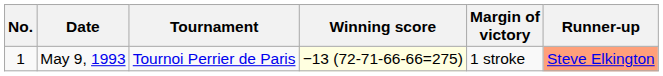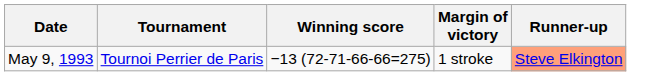- column: (21, 26)
(383, 59) lightyellow background -> (351, 59) no background
